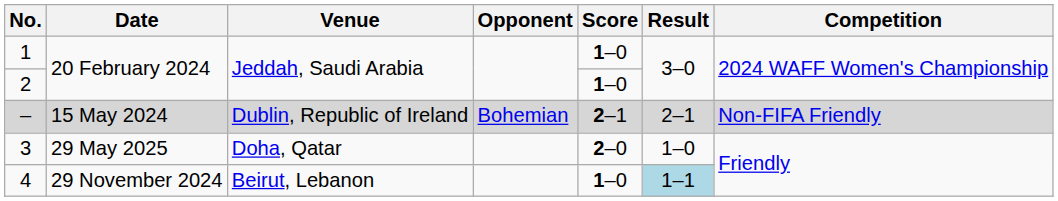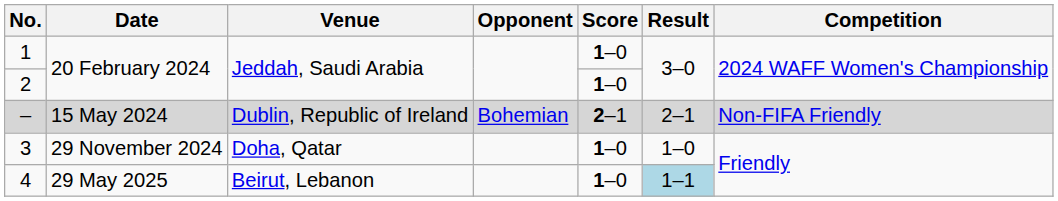(109, 148) 29 May 2025 -> (137, 148) 29 November 2024
(610, 148) 2–0 -> (610, 148) 1–0
(137, 180) 29 November 2024 -> (109, 180) 29 May 2025
